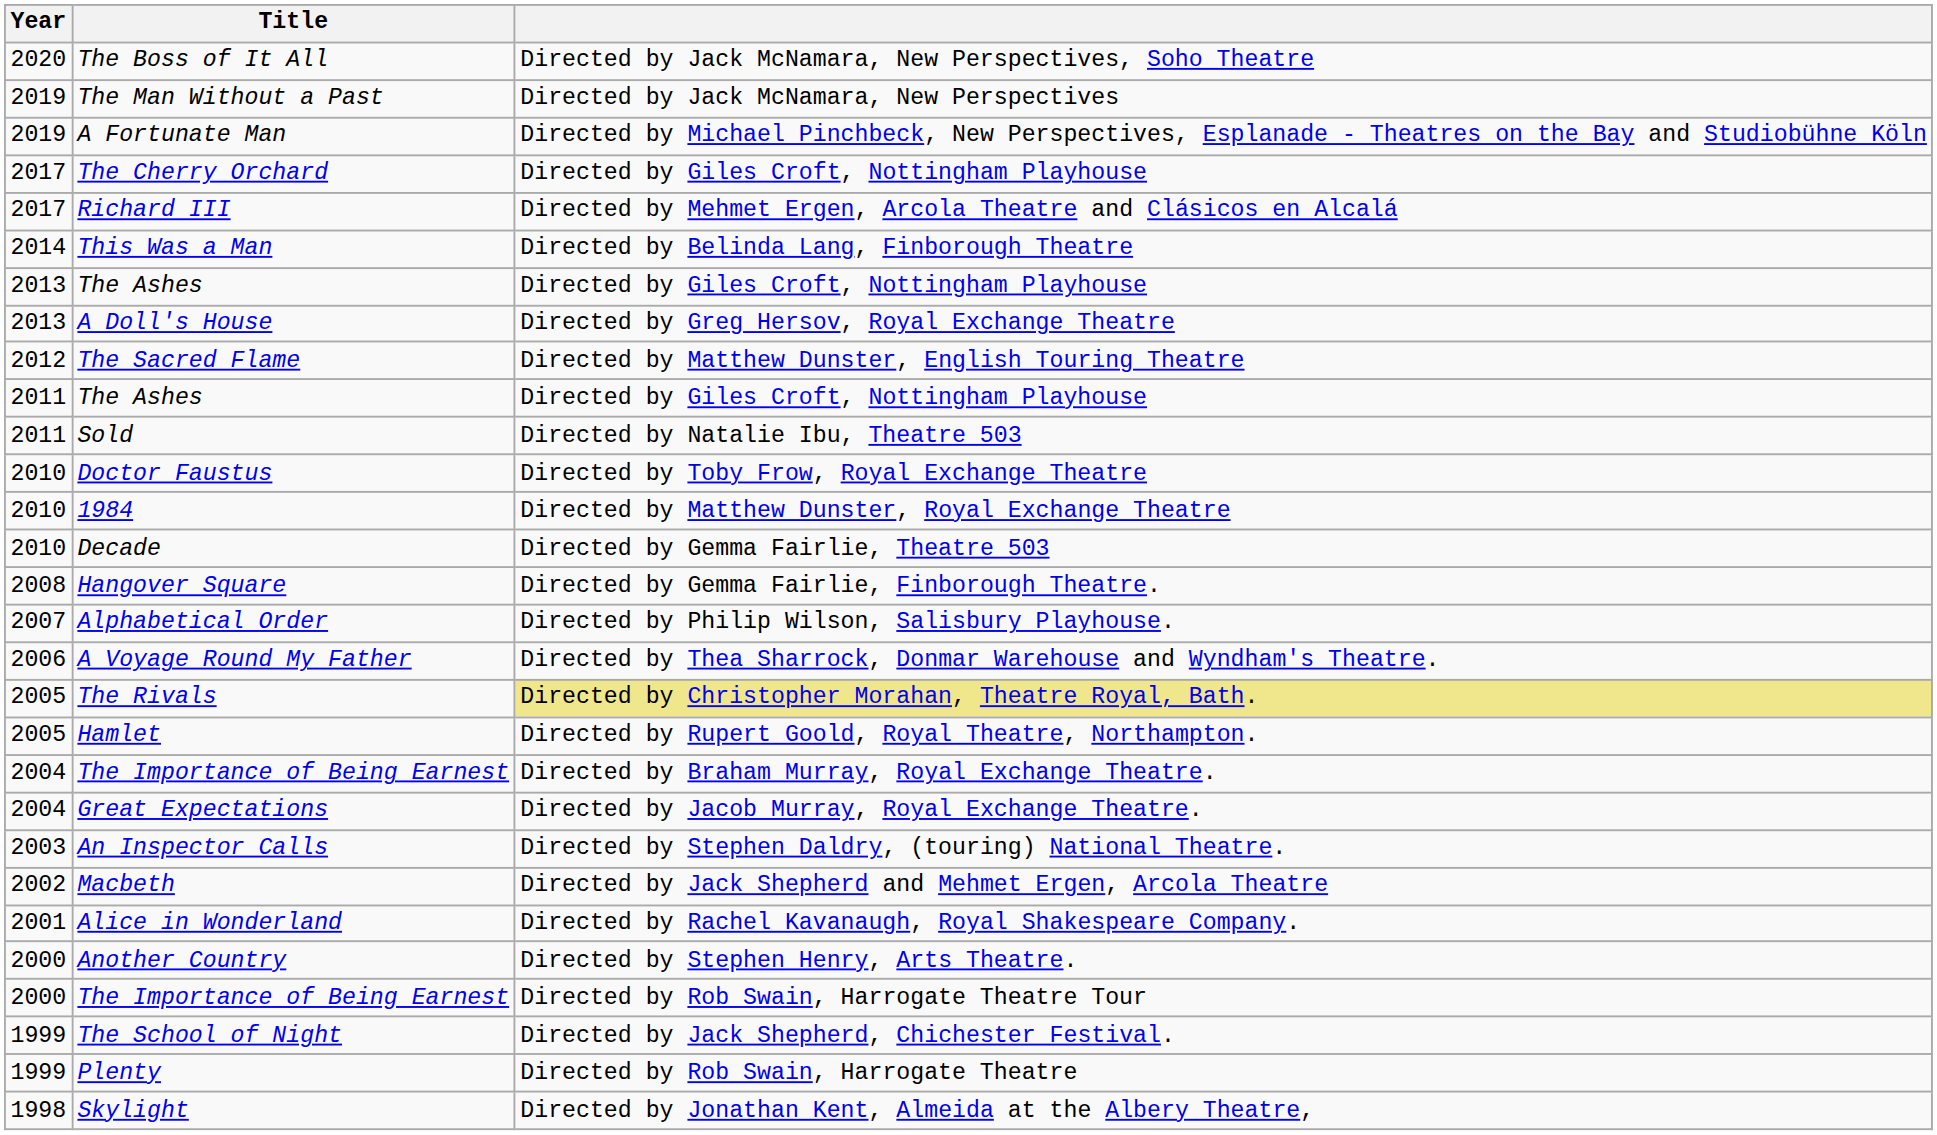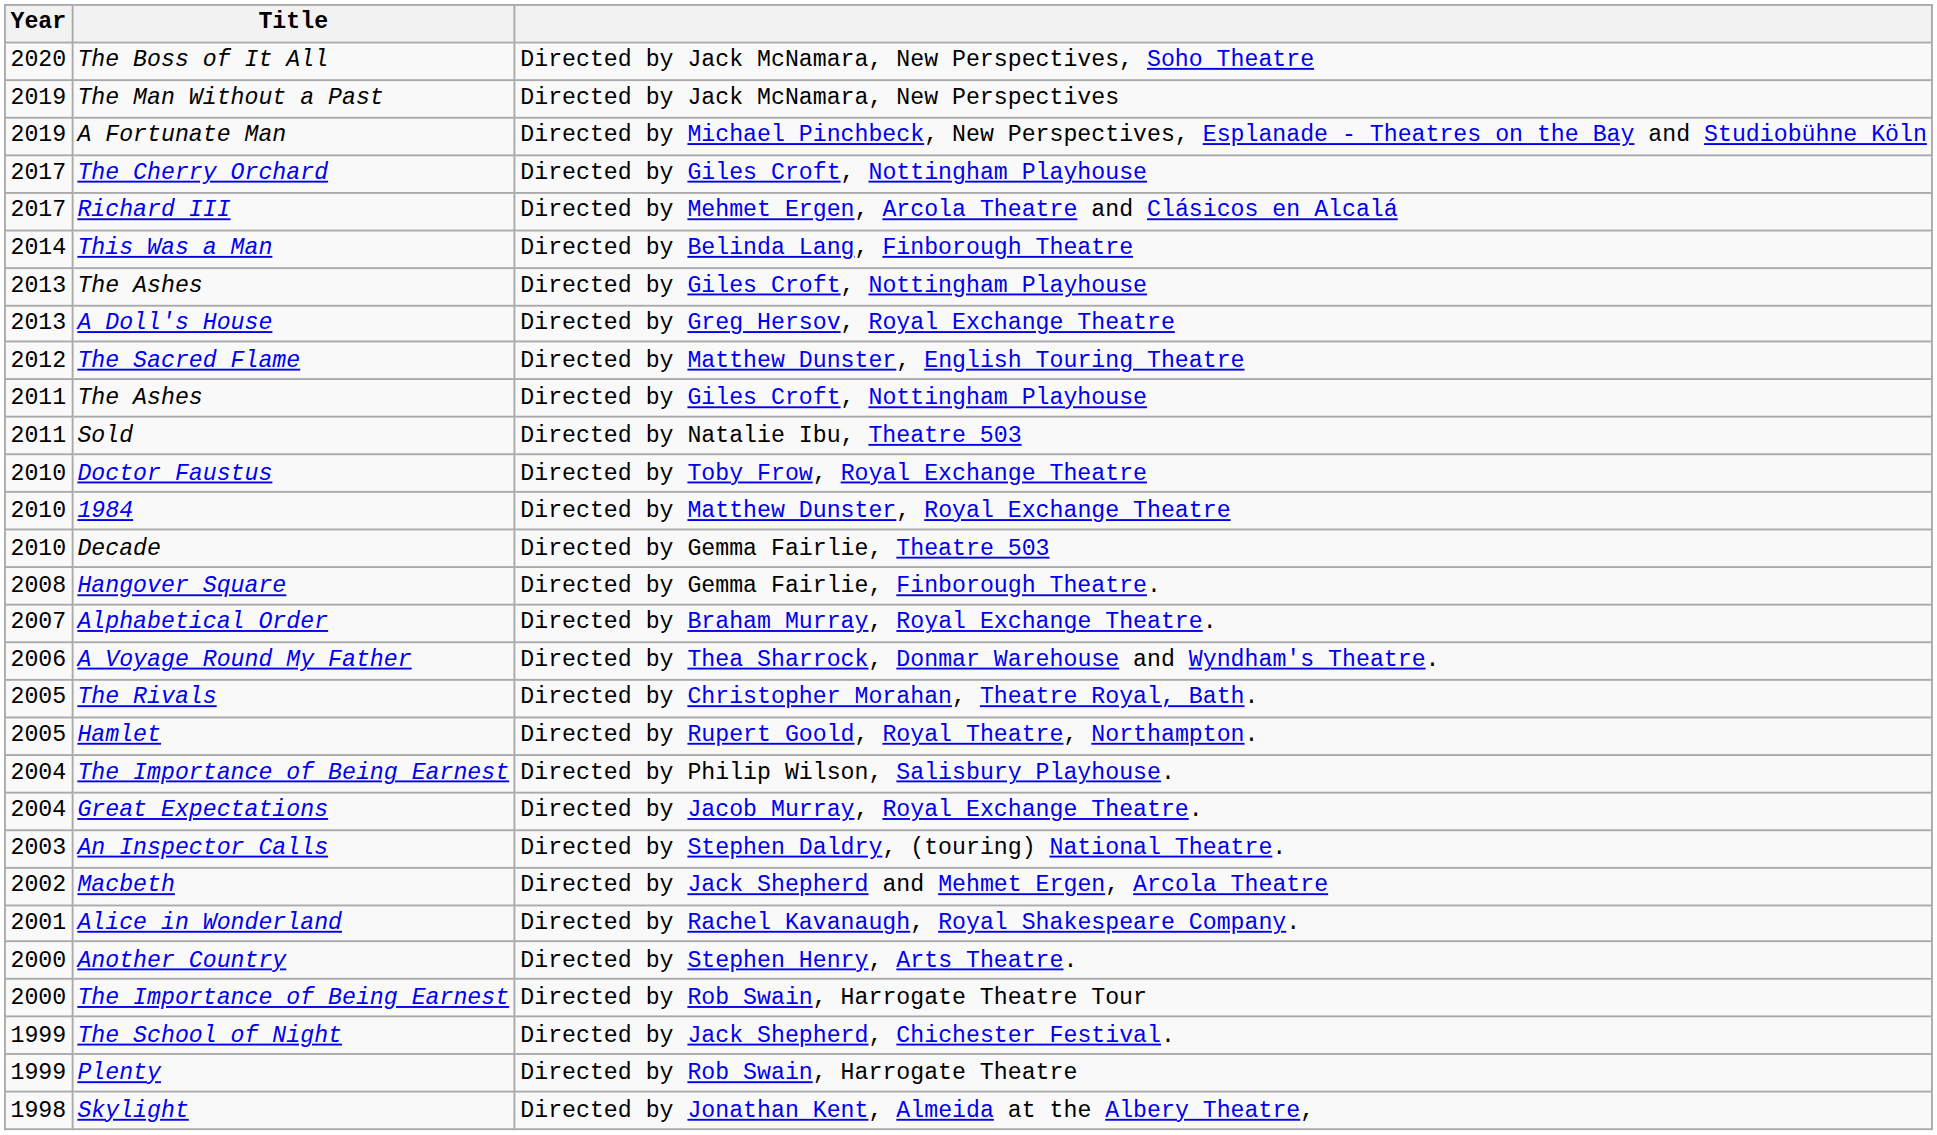(848, 624) Directed by Philip Wilson, Salisbury Playhouse. -> (868, 624) Directed by Braham Murray, Royal Exchange Theatre.
(889, 699) khaki background -> (889, 699) no background
(868, 774) Directed by Braham Murray, Royal Exchange Theatre. -> (848, 774) Directed by Philip Wilson, Salisbury Playhouse.
